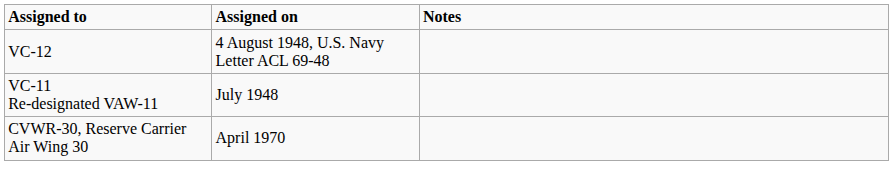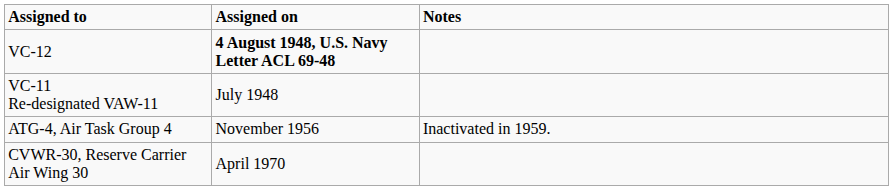(300, 51) normal -> (302, 51) bold
+ row: (90, 129)
